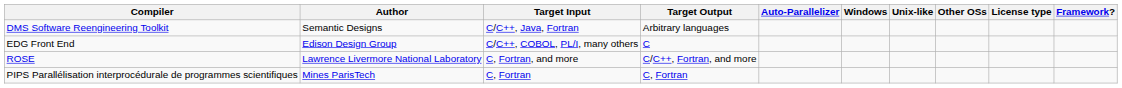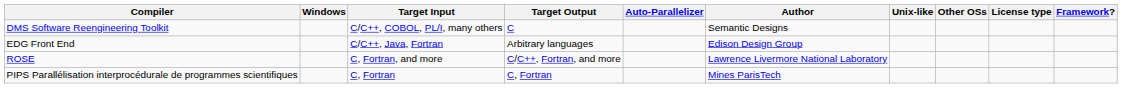columns swapped: (392, 12) <-> (866, 12)
(532, 28) C/C++, Java, Fortran -> (426, 28) C/C++, COBOL, PL/I, many others
(686, 28) Arbitrary languages -> (511, 28) C
(562, 43) C/C++, COBOL, PL/I, many others -> (397, 43) C/C++, Java, Fortran
(646, 43) C -> (550, 43) Arbitrary languages
